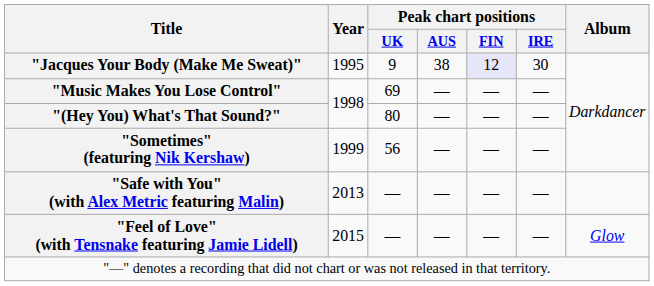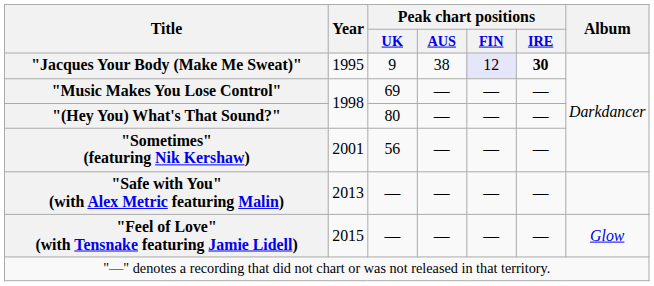(541, 65) normal -> (541, 65) bold
(348, 149) 1999 -> (348, 149) 2001
